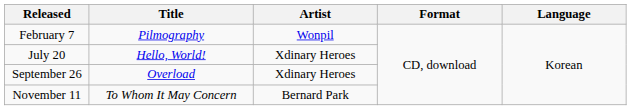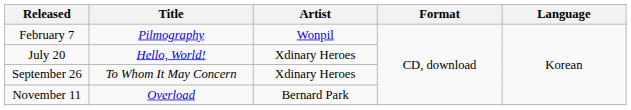(171, 74) Overload -> (171, 74) To Whom It May Concern
(171, 94) To Whom It May Concern -> (171, 94) Overload
